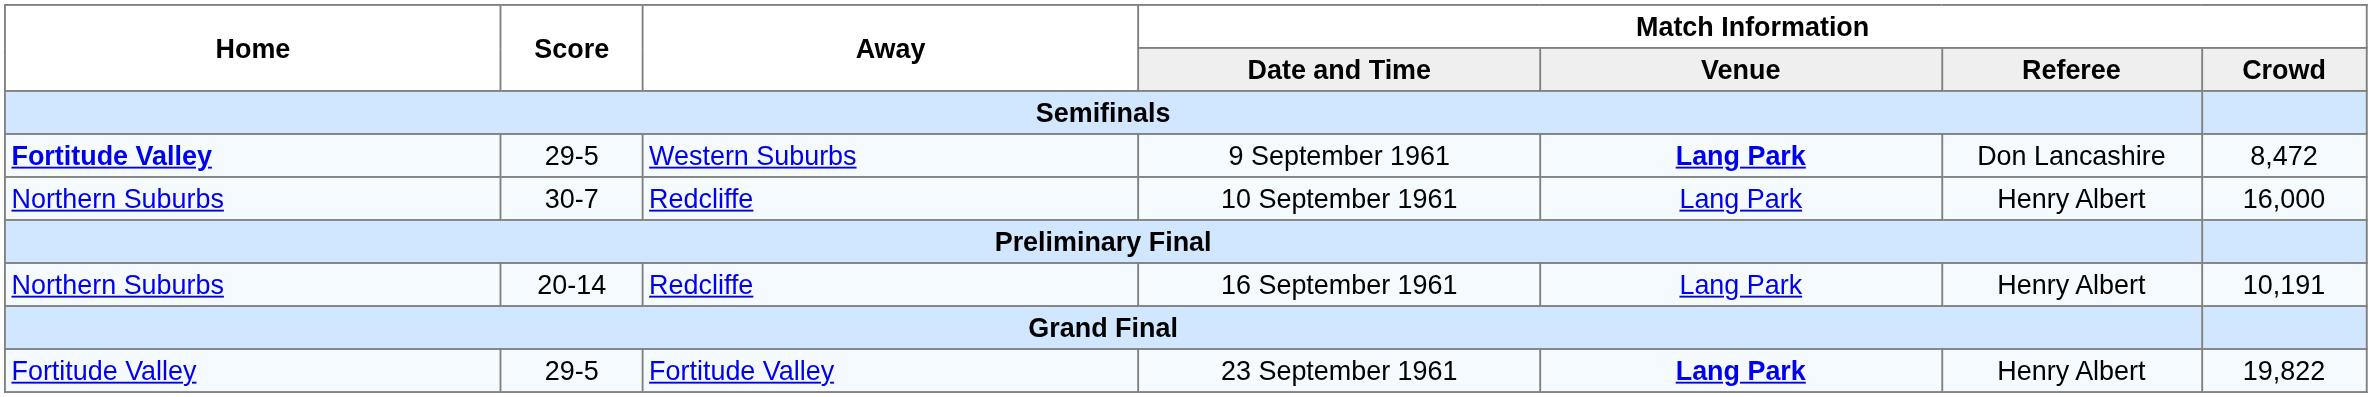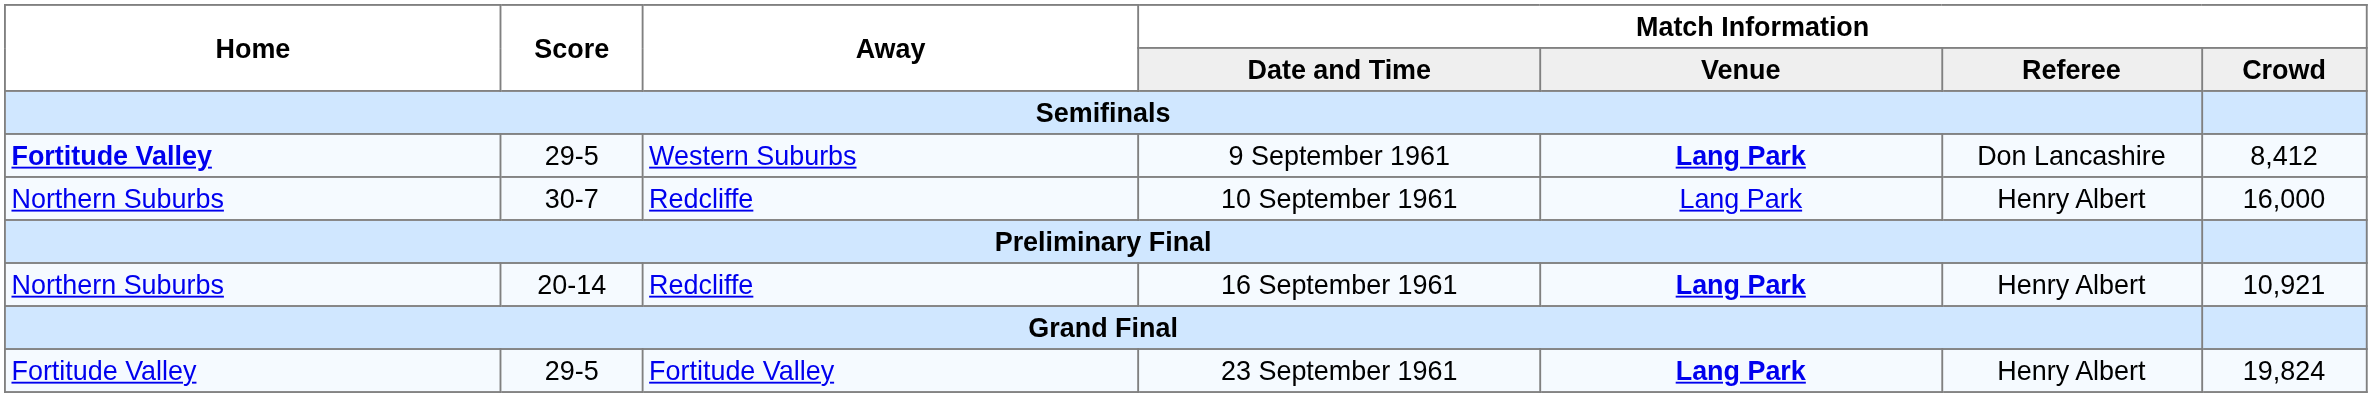(2284, 155) 8,472 -> (2284, 155) 8,412
(1741, 284) normal -> (1741, 284) bold
(2284, 284) 10,191 -> (2284, 284) 10,921
(2284, 371) 19,822 -> (2284, 371) 19,824
